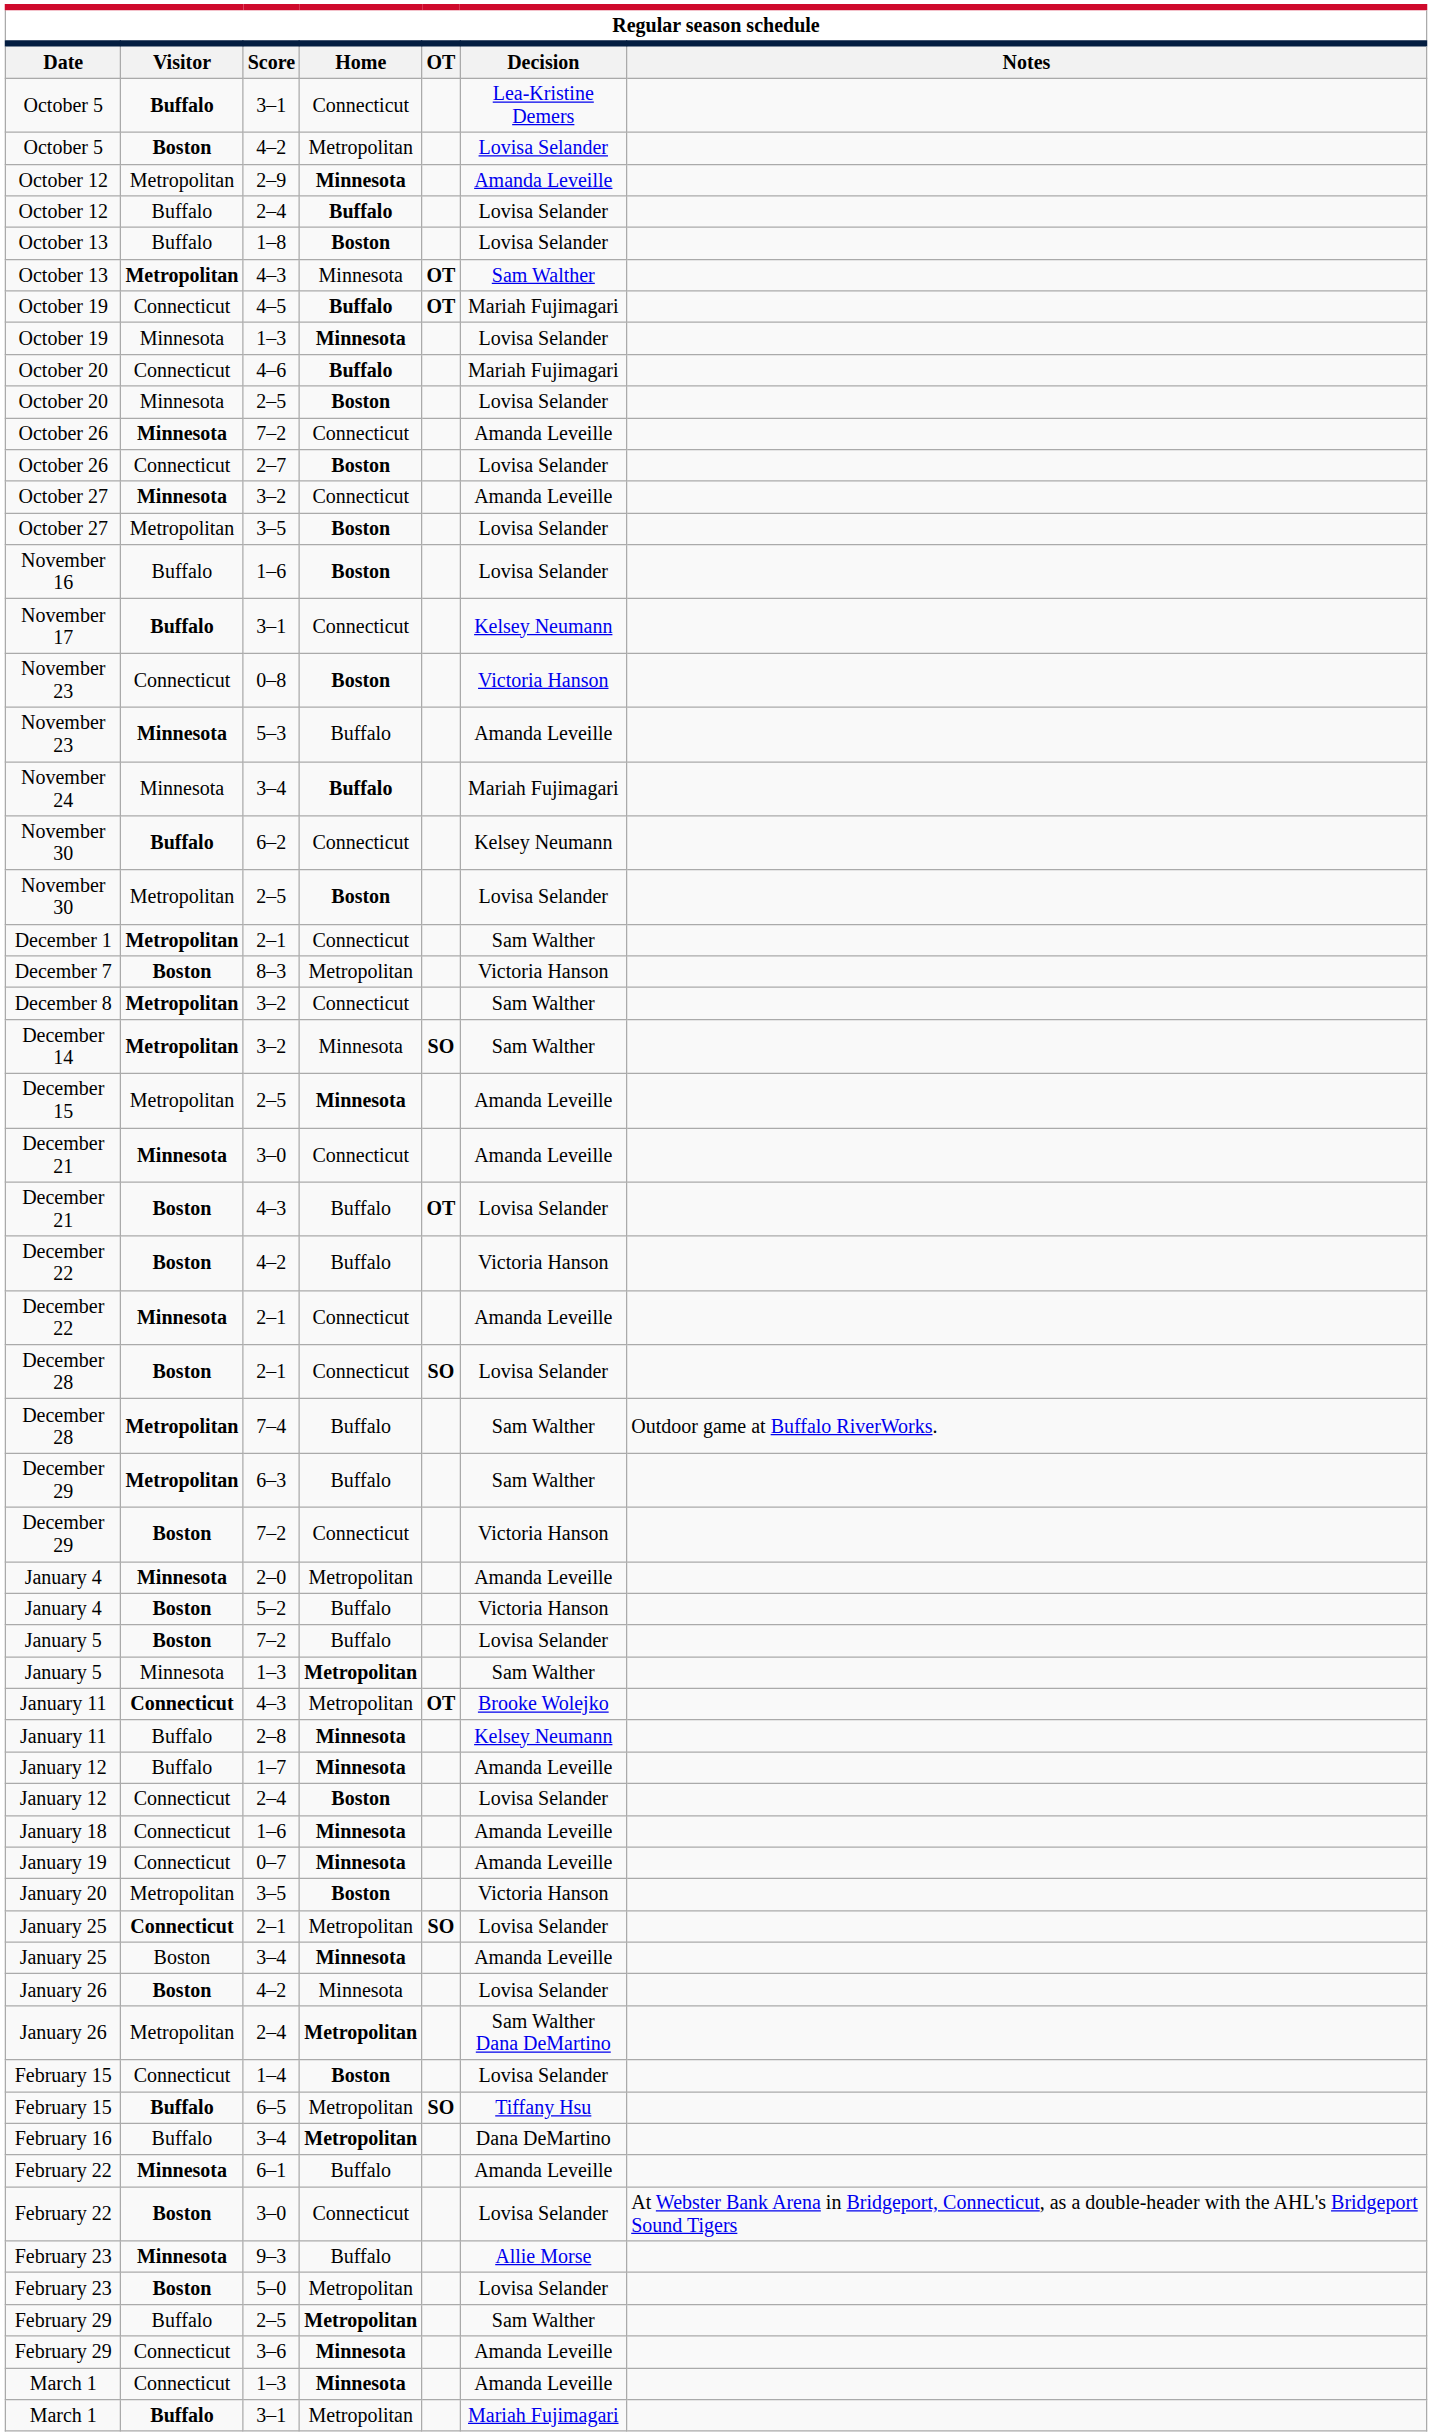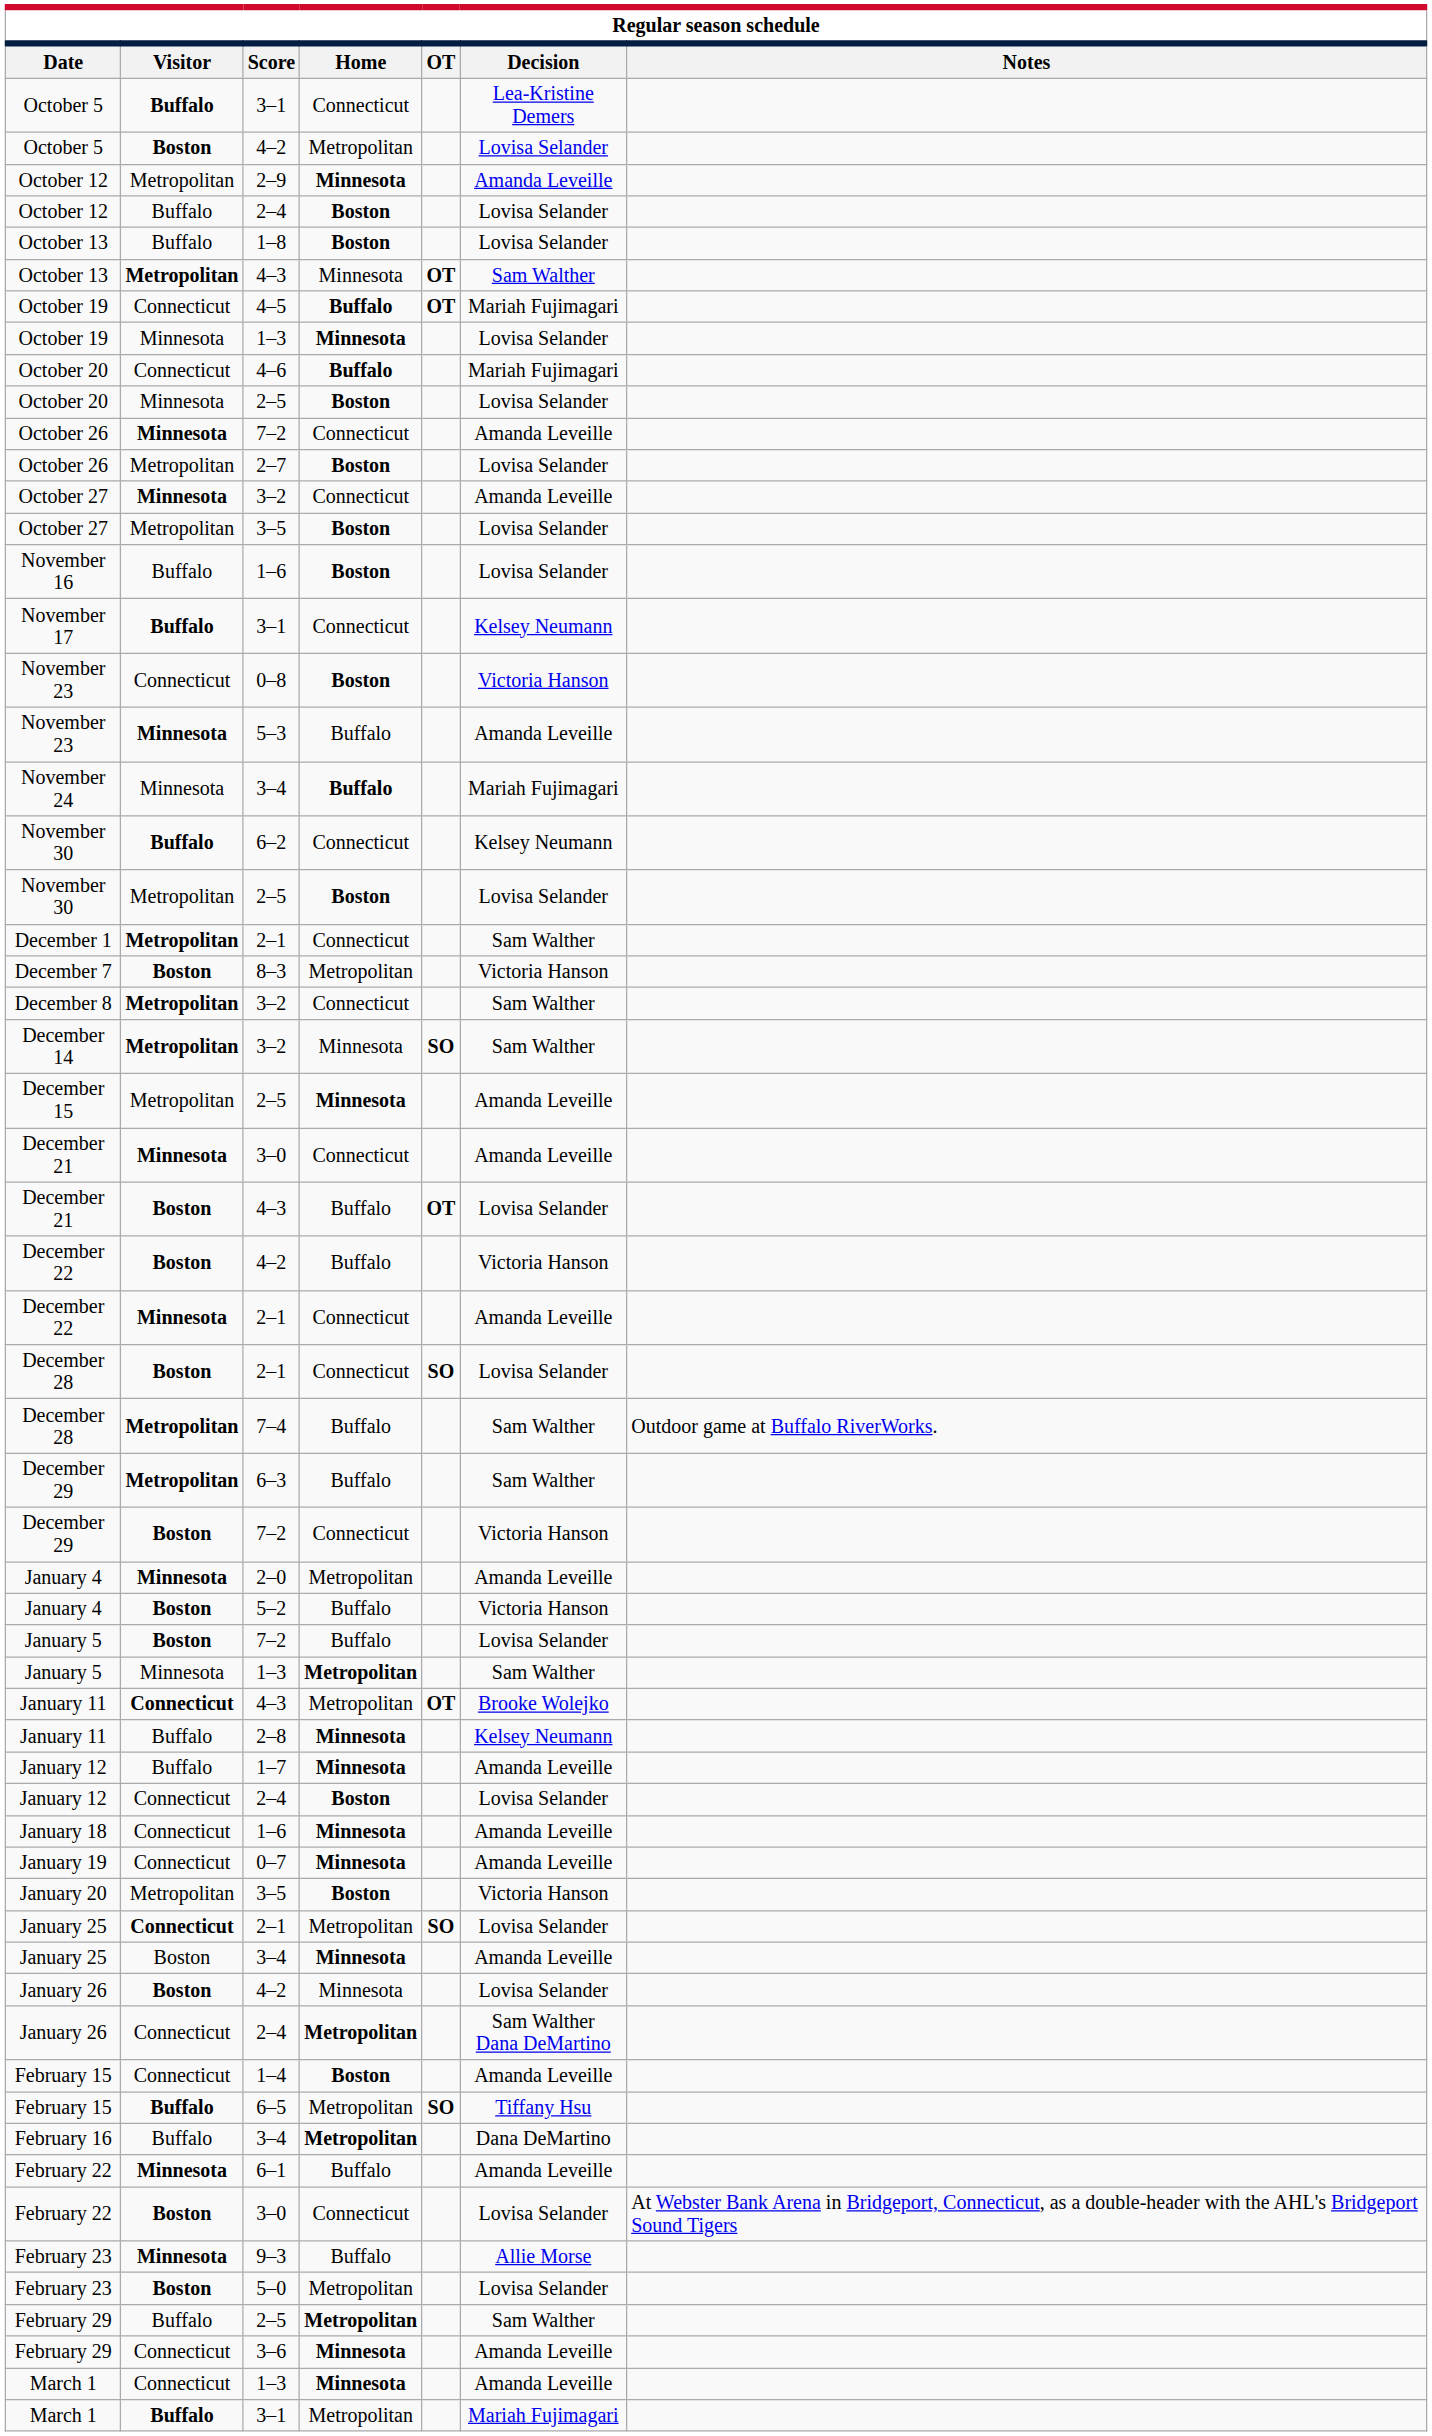(361, 211) Buffalo -> (361, 211) Boston
(182, 465) Connecticut -> (182, 465) Metropolitan
(182, 2032) Metropolitan -> (182, 2032) Connecticut
(543, 2075) Lovisa Selander -> (543, 2075) Amanda Leveille
